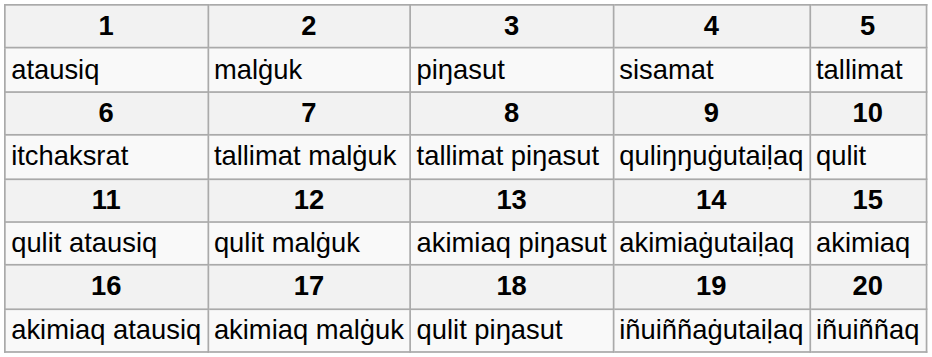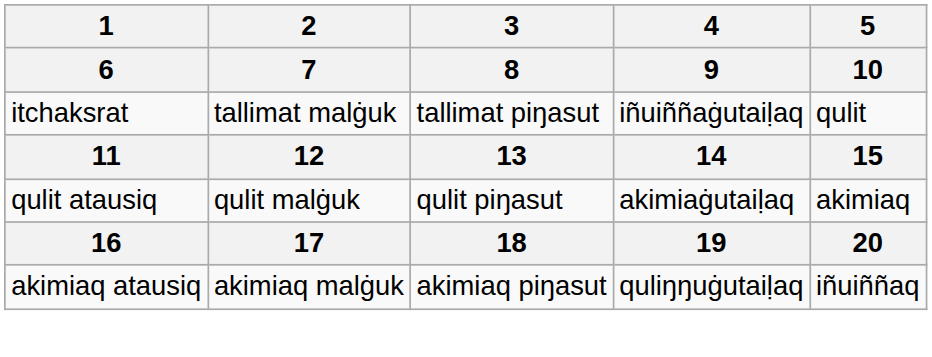- row: (55, 69)
(711, 156) quliŋŋuġutaiḷaq -> (711, 112) iñuiññaġutaiḷaq
(512, 243) akimiaq piŋasut -> (490, 199) qulit piŋasut
(490, 329) qulit piŋasut -> (512, 286) akimiaq piŋasut
(711, 329) iñuiññaġutaiḷaq -> (711, 286) quliŋŋuġutaiḷaq
